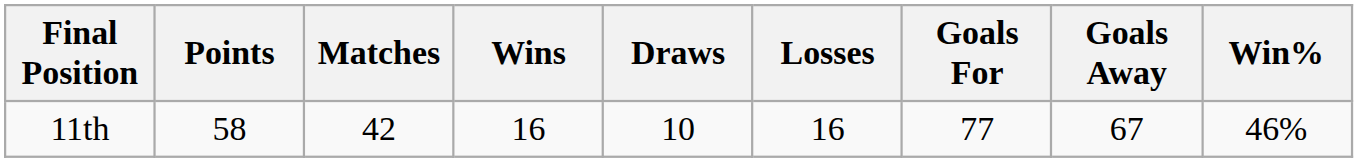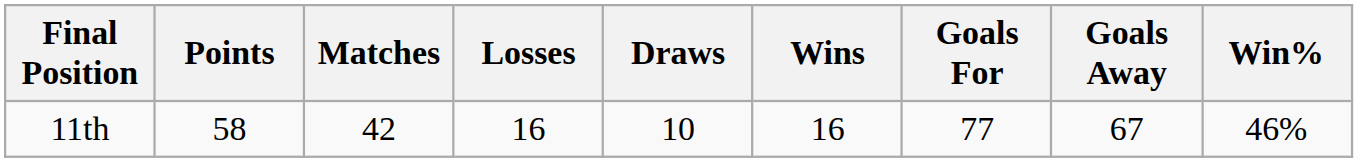columns swapped: (529, 52) <-> (828, 52)
